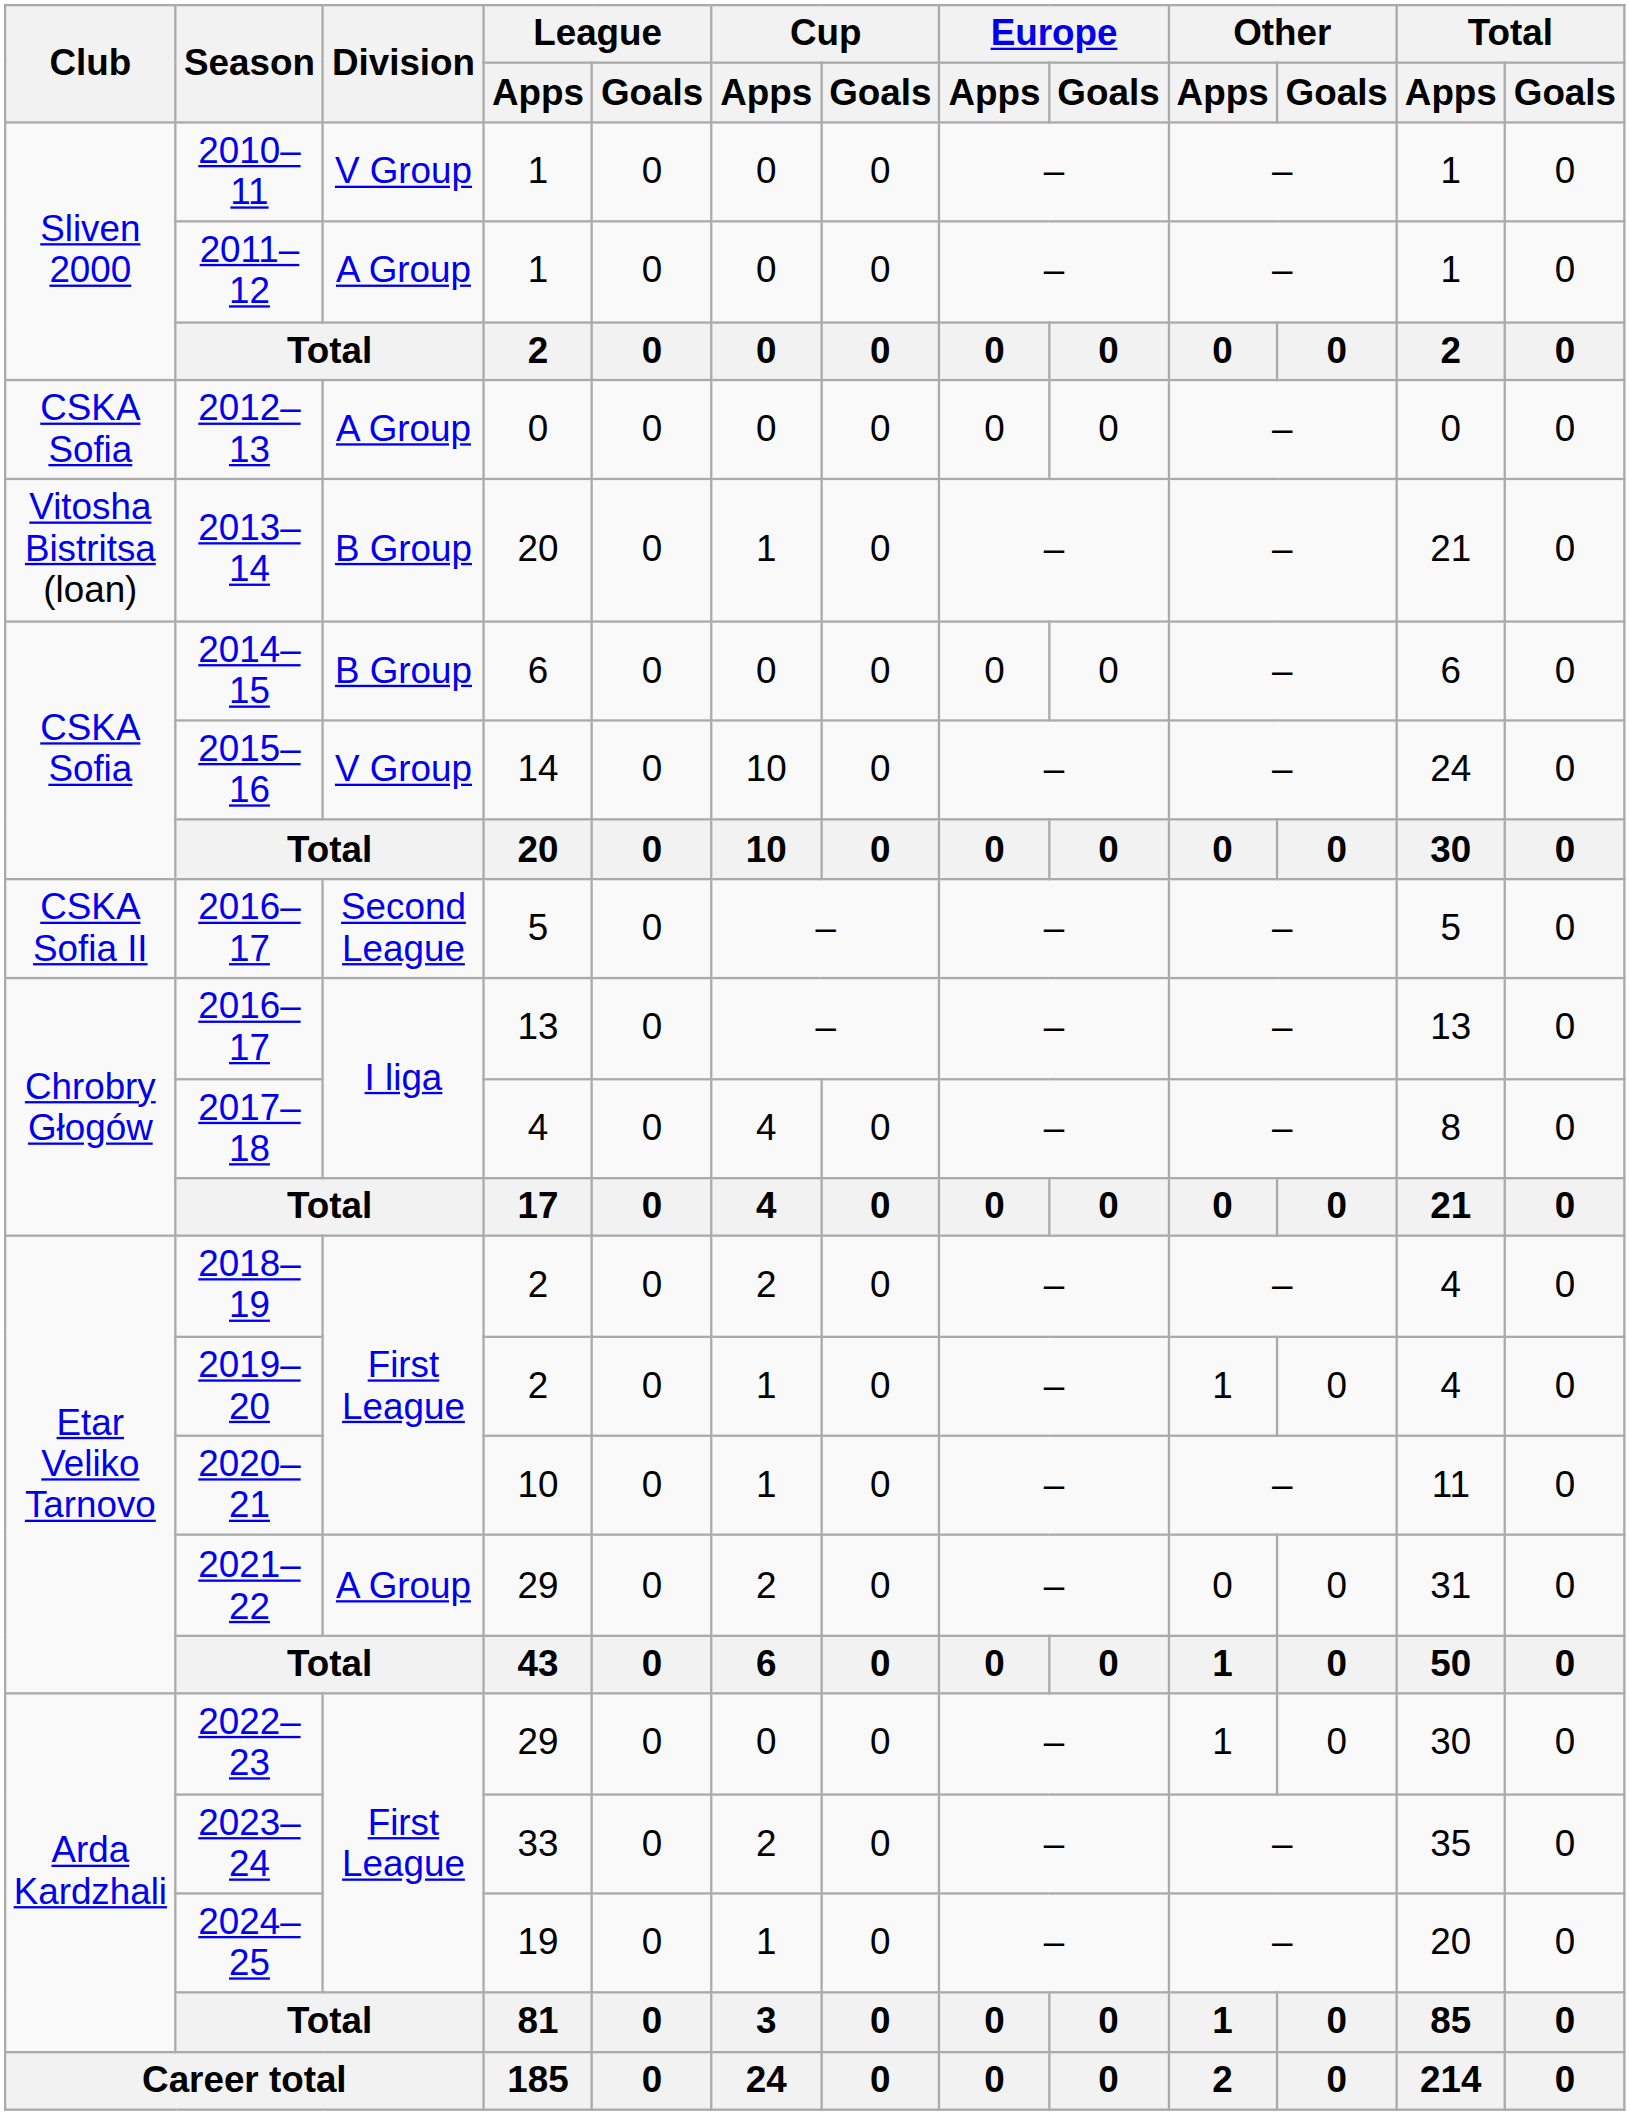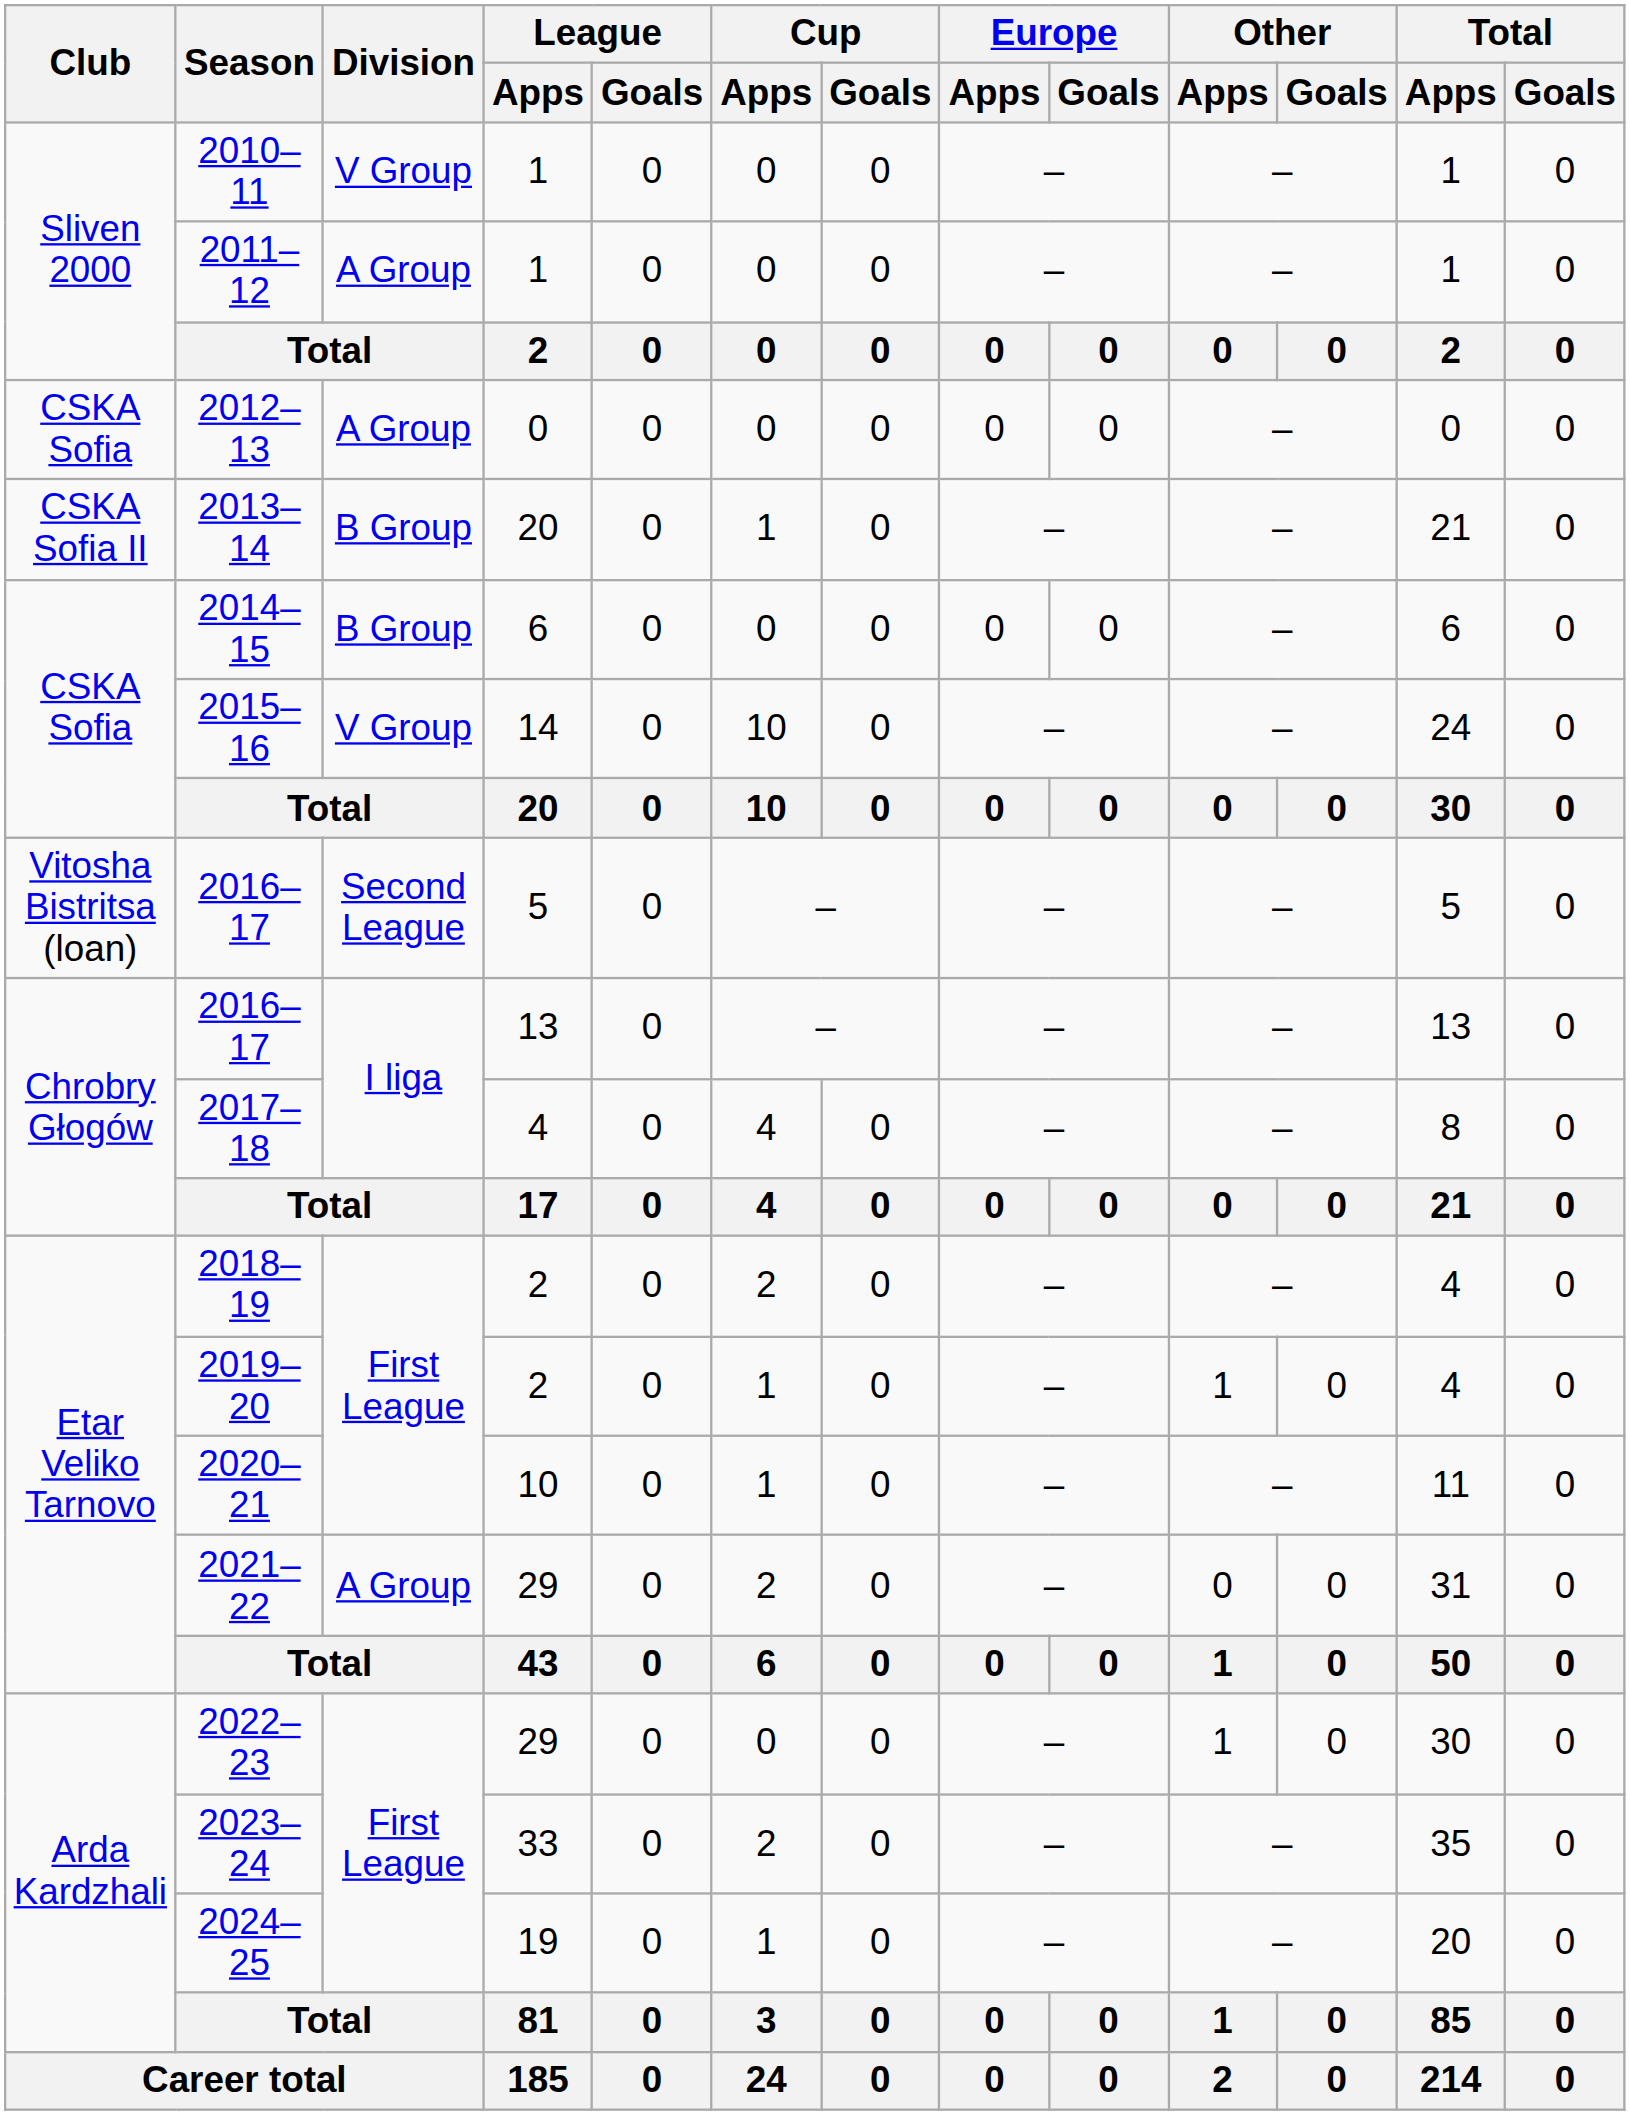(90, 549) Vitosha Bistritsa (loan) -> (90, 528) CSKA Sofia II
(90, 927) CSKA Sofia II -> (90, 907) Vitosha Bistritsa (loan)
